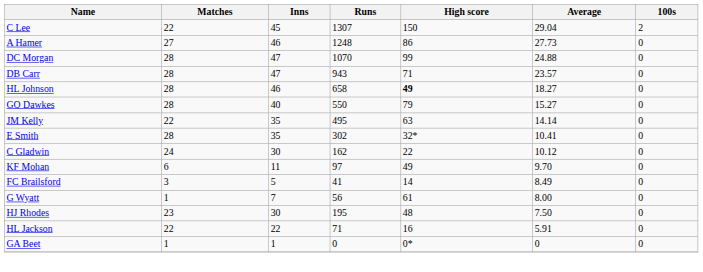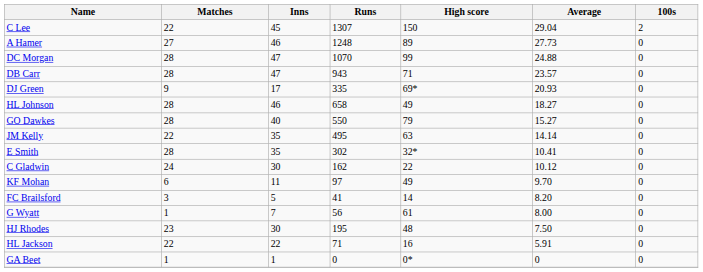(408, 43) 86 -> (408, 43) 89
+ row: (25, 89)
(408, 89) bold -> (408, 105) normal
(543, 182) 8.49 -> (543, 197) 8.20
